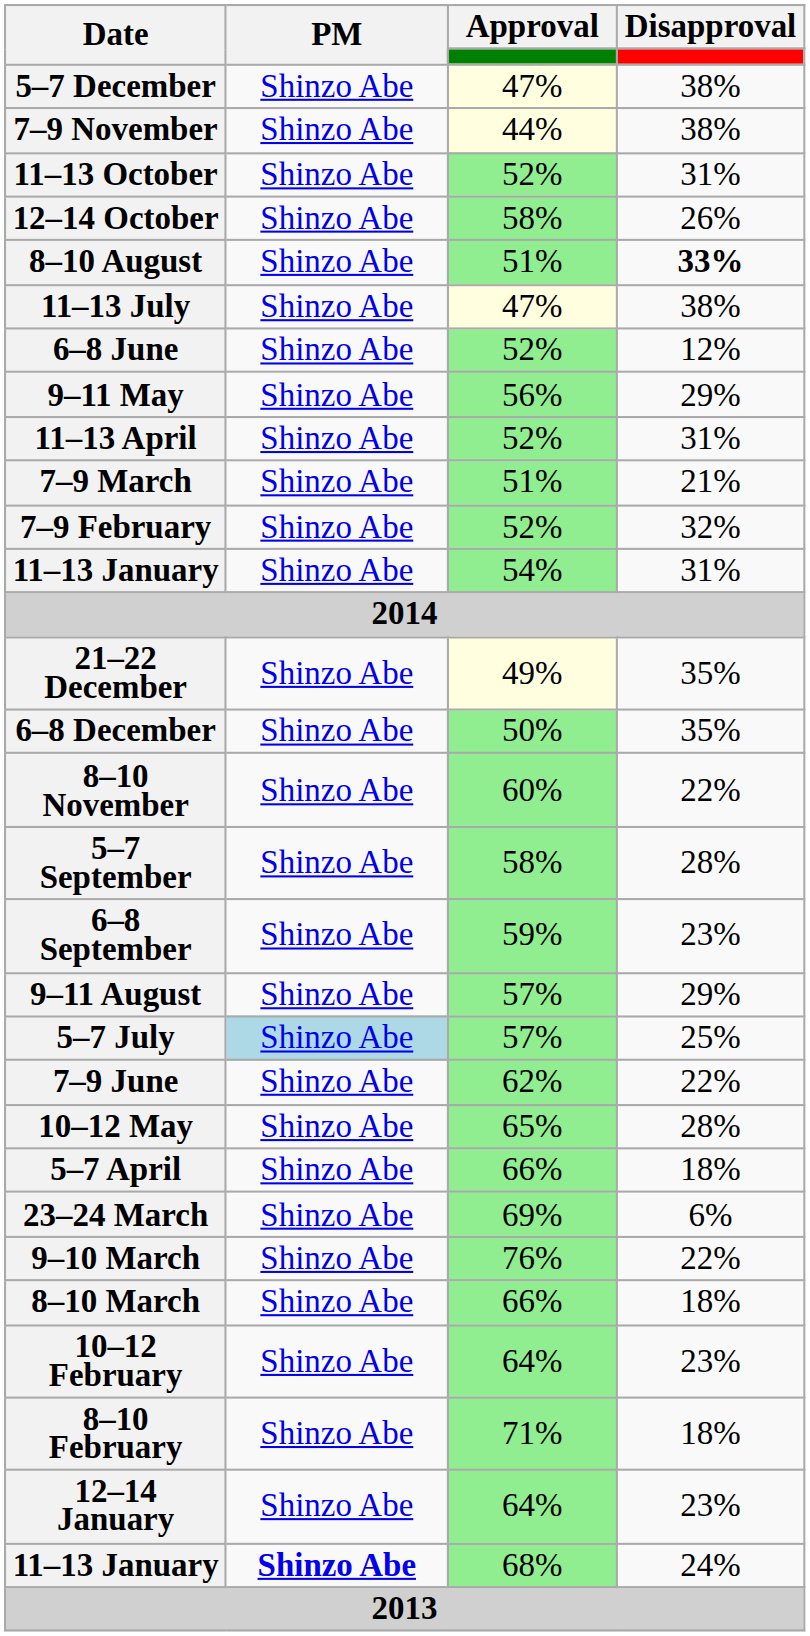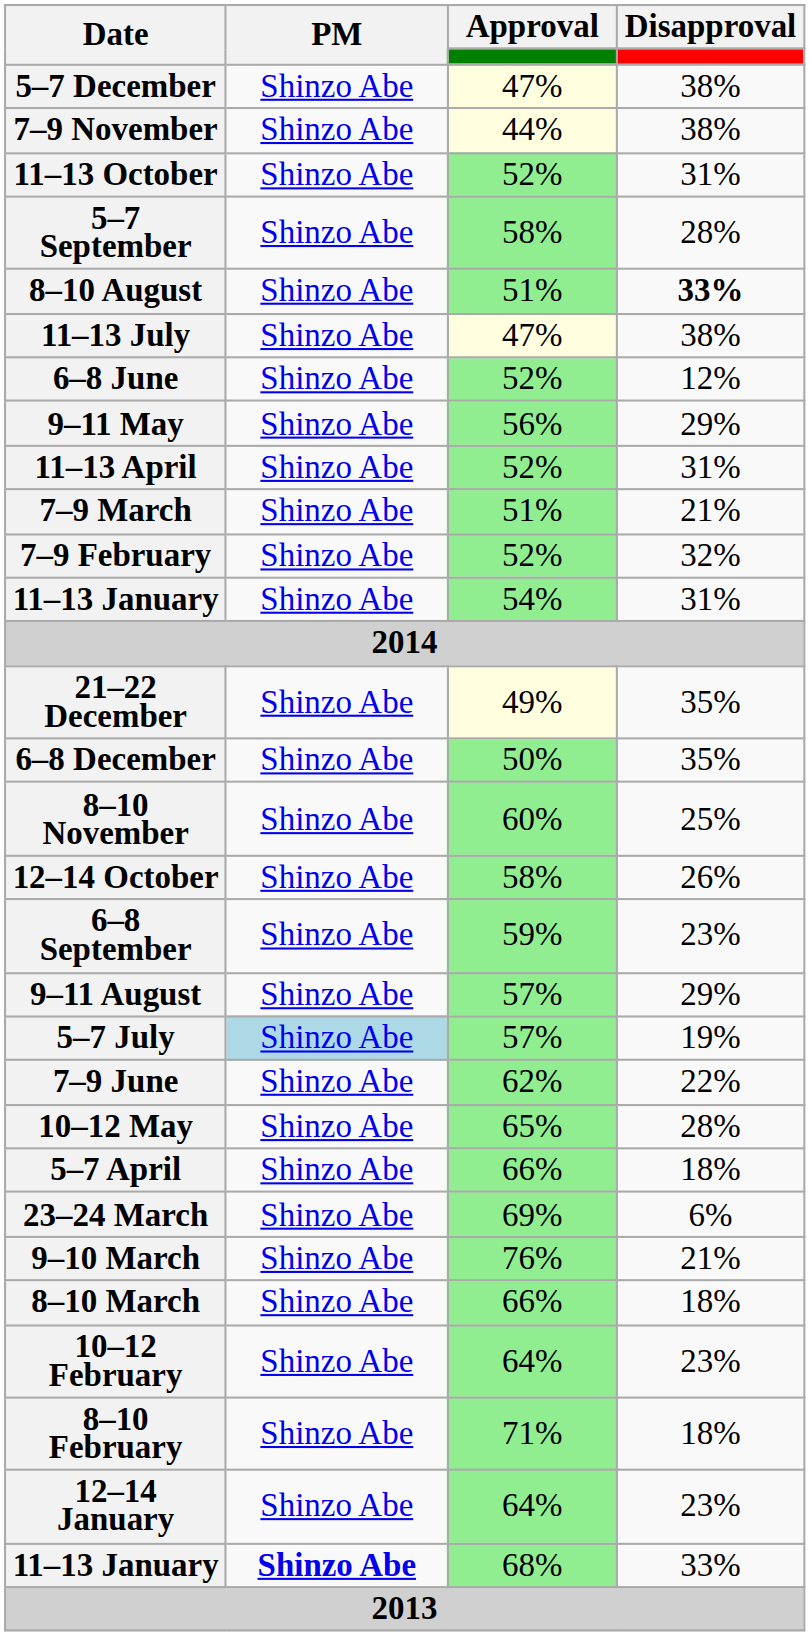rows swapped: (116, 862) <-> (116, 217)
(710, 789) 22% -> (710, 818) 25%
(710, 1037) 25% -> (710, 1037) 19%
(710, 1257) 22% -> (710, 1257) 21%
(710, 1564) 24% -> (710, 1564) 33%
